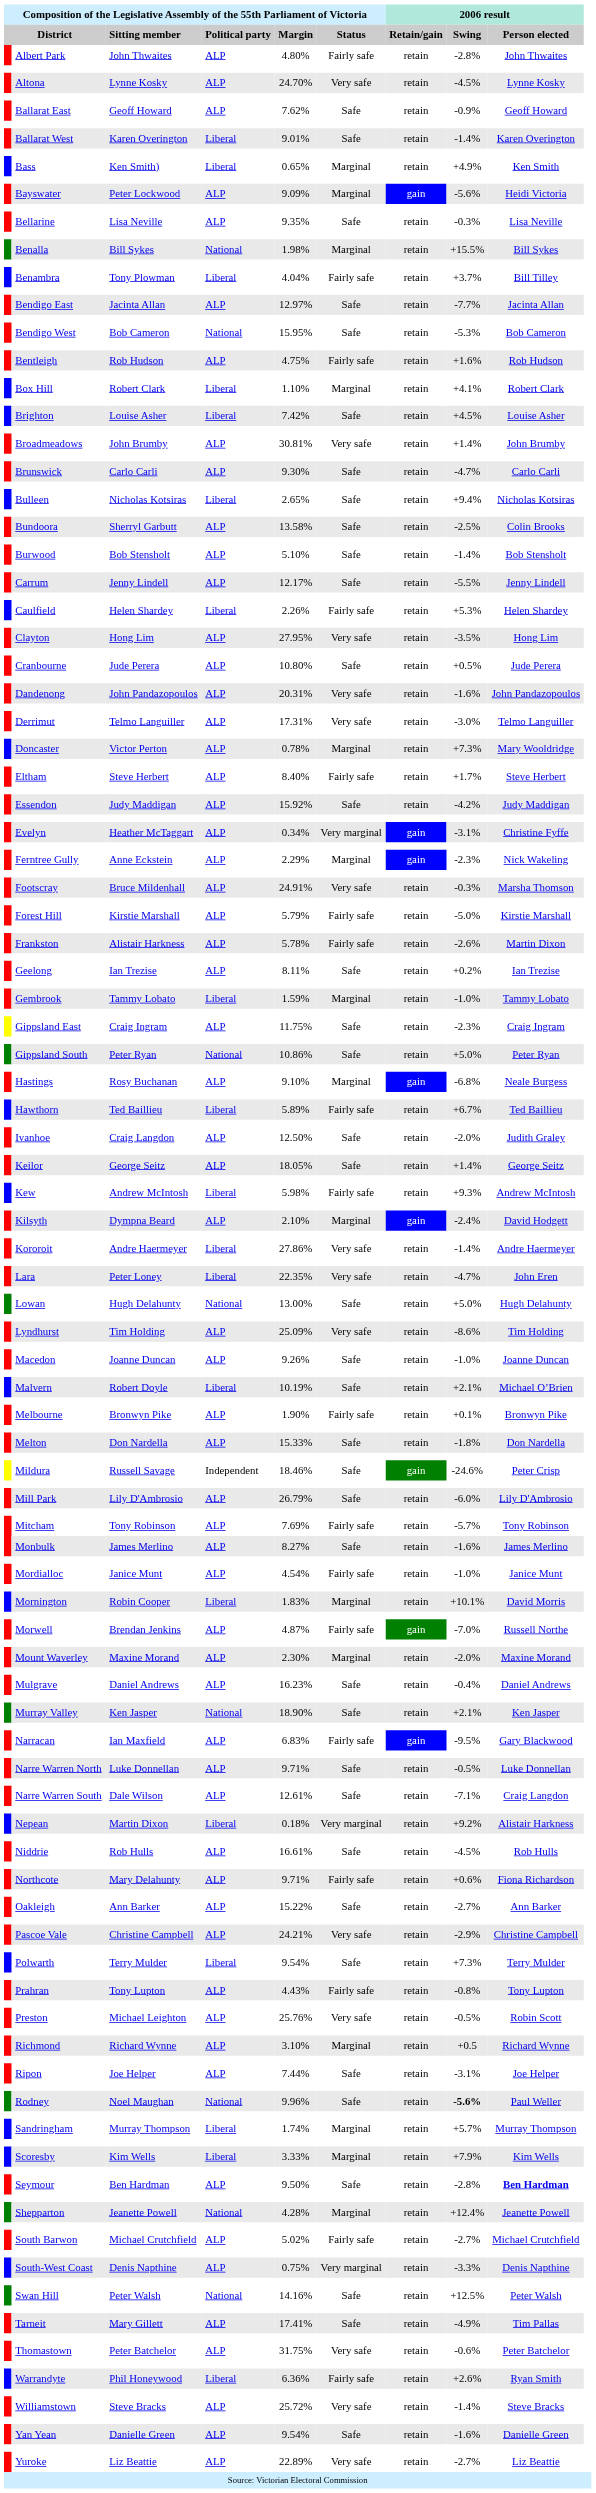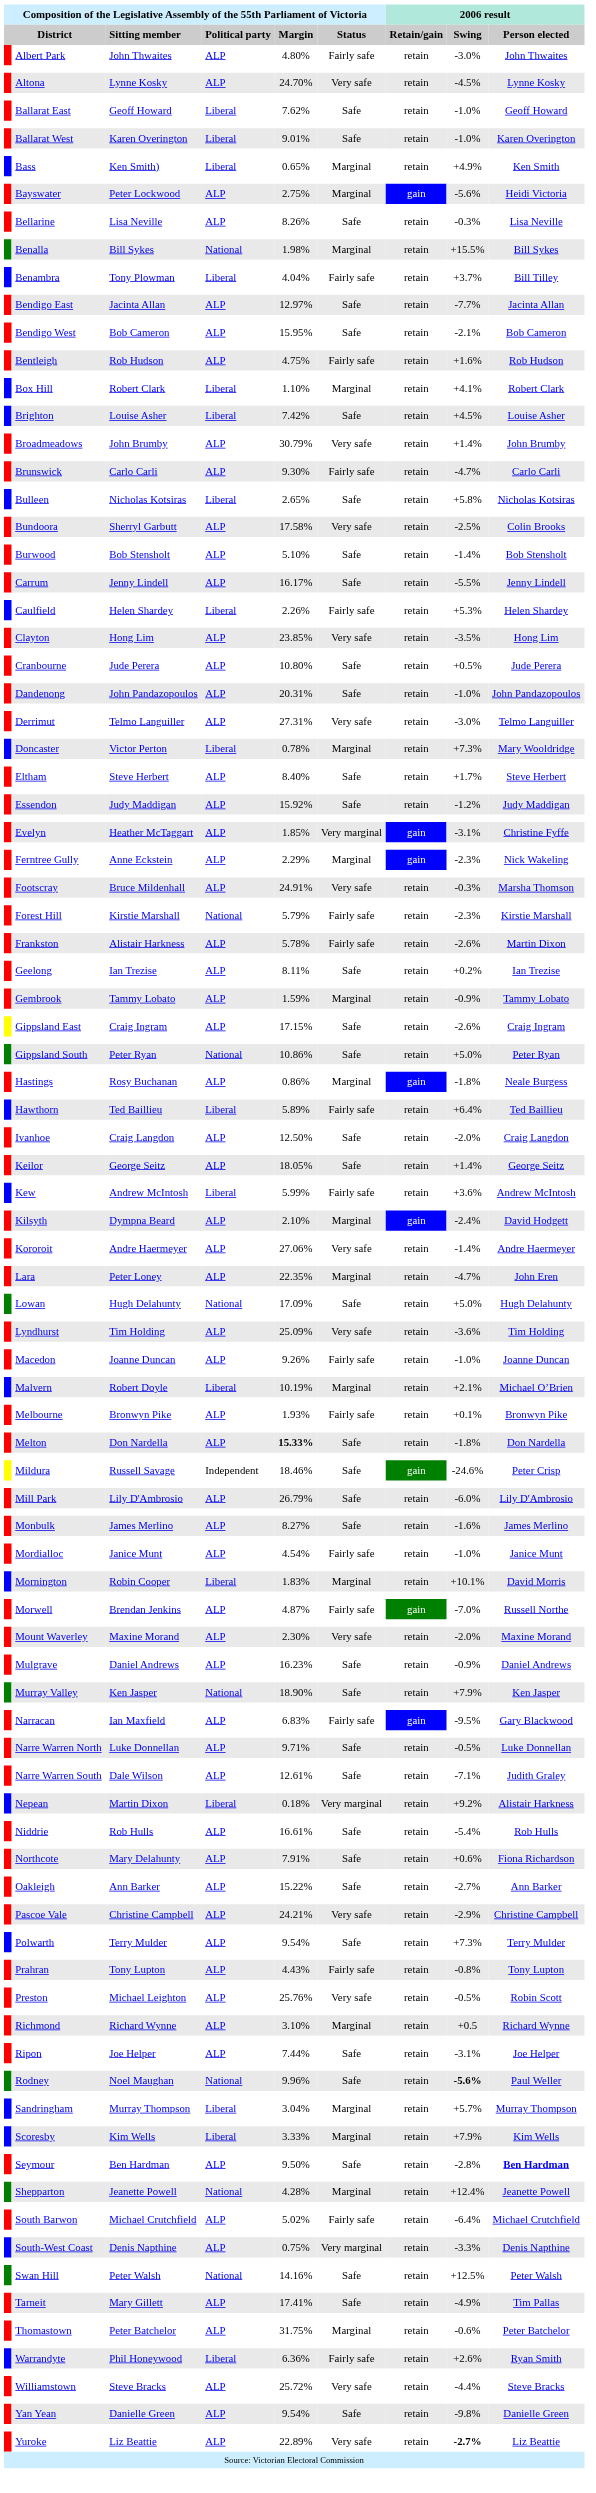(467, 55) -2.8% -> (467, 55) -3.0%
(215, 110) ALP -> (221, 110) Liberal
(467, 110) -0.9% -> (467, 110) -1.0%
(467, 138) -1.4% -> (467, 138) -1.0%
(296, 193) 9.09% -> (296, 193) 2.75%
(296, 221) 9.35% -> (296, 221) 8.26%
(224, 332) National -> (215, 332) ALP
(467, 332) -5.3% -> (467, 332) -2.1%
(296, 443) 30.81% -> (296, 443) 30.79%
(351, 471) Safe -> (351, 471) Fairly safe
(467, 499) +9.4% -> (467, 499) +5.8%
(296, 526) 13.58% -> (296, 526) 17.58%
(351, 526) Safe -> (351, 526) Very safe
(296, 582) 12.17% -> (296, 582) 16.17%
(296, 637) 27.95% -> (296, 637) 23.85%
(351, 693) Very safe -> (351, 693) Safe
(467, 693) -1.6% -> (467, 693) -1.0%
(296, 721) 17.31% -> (296, 721) 27.31%
(215, 748) ALP -> (221, 748) Liberal
(351, 776) Fairly safe -> (351, 776) Safe
(467, 804) -4.2% -> (467, 804) -1.2%
(296, 832) 0.34% -> (296, 832) 1.85%
(215, 915) ALP -> (224, 915) National
(467, 915) -5.0% -> (467, 915) -2.3%
(221, 998) Liberal -> (215, 998) ALP
(467, 998) -1.0% -> (467, 998) -0.9%
(296, 1026) 11.75% -> (296, 1026) 17.15%
(467, 1026) -2.3% -> (467, 1026) -2.6%
(296, 1081) 9.10% -> (296, 1081) 0.86%
(467, 1081) -6.8% -> (467, 1081) -1.8%
(467, 1109) +6.7% -> (467, 1109) +6.4%
(536, 1137) Judith Graley -> (536, 1137) Craig Langdon
(296, 1192) 5.98% -> (296, 1192) 5.99%
(467, 1192) +9.3% -> (467, 1192) +3.6%
(221, 1248) Liberal -> (215, 1248) ALP
(296, 1248) 27.86% -> (296, 1248) 27.06%
(221, 1276) Liberal -> (215, 1276) ALP
(351, 1276) Very safe -> (351, 1276) Marginal
(296, 1303) 13.00% -> (296, 1303) 17.09%
(467, 1331) -8.6% -> (467, 1331) -3.6%
(351, 1359) Safe -> (351, 1359) Fairly safe
(351, 1387) Safe -> (351, 1387) Marginal
(296, 1414) 1.90% -> (296, 1414) 1.93%
(296, 1442) normal -> (296, 1442) bold
- row: (35, 1525)
(351, 1657) Marginal -> (351, 1636) Very safe
(467, 1684) -0.4% -> (467, 1664) -0.9%
(467, 1712) +2.1% -> (467, 1692) +7.9%
(536, 1795) Craig Langdon -> (536, 1775) Judith Graley
(467, 1851) -4.5% -> (467, 1831) -5.4%
(296, 1879) 9.71% -> (296, 1858) 7.91%
(351, 1879) Fairly safe -> (351, 1858) Safe
(221, 1962) Liberal -> (215, 1942) ALP
(296, 2128) 1.74% -> (296, 2108) 3.04%
(467, 2239) -2.7% -> (467, 2219) -6.4%
(351, 2350) Very safe -> (351, 2330) Marginal
(467, 2406) -1.4% -> (467, 2386) -4.4%
(467, 2434) -1.6% -> (467, 2413) -9.8%
(467, 2461) normal -> (467, 2441) bold
